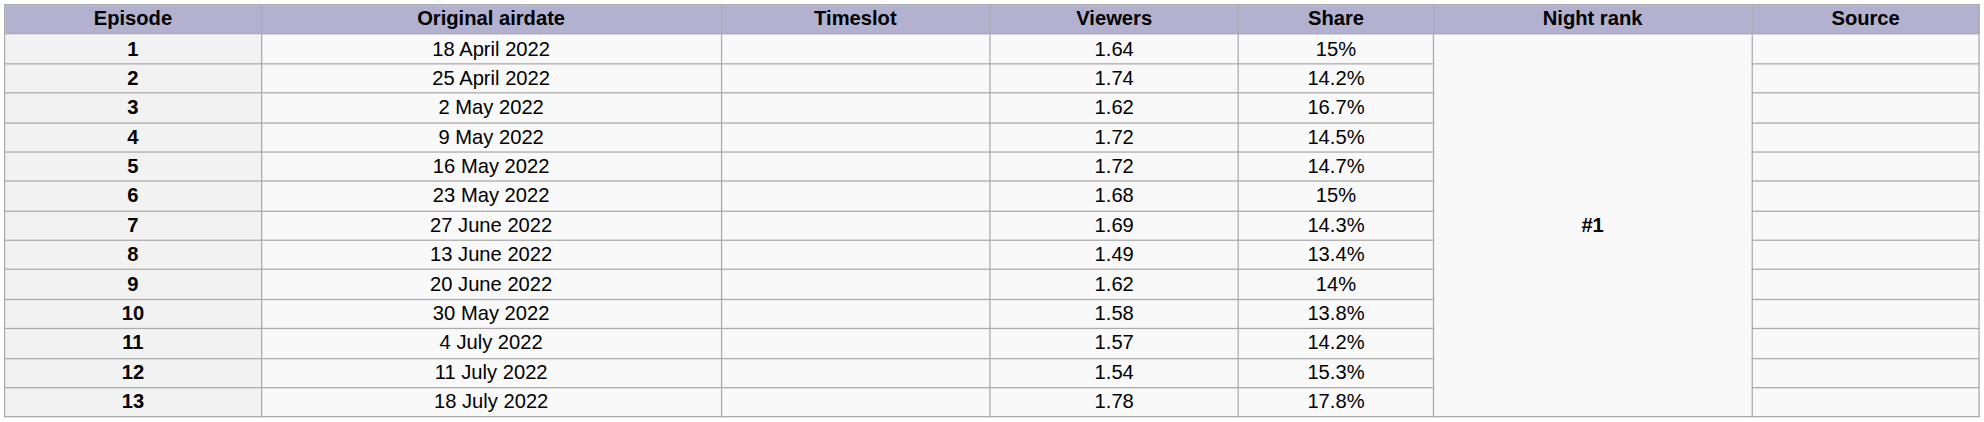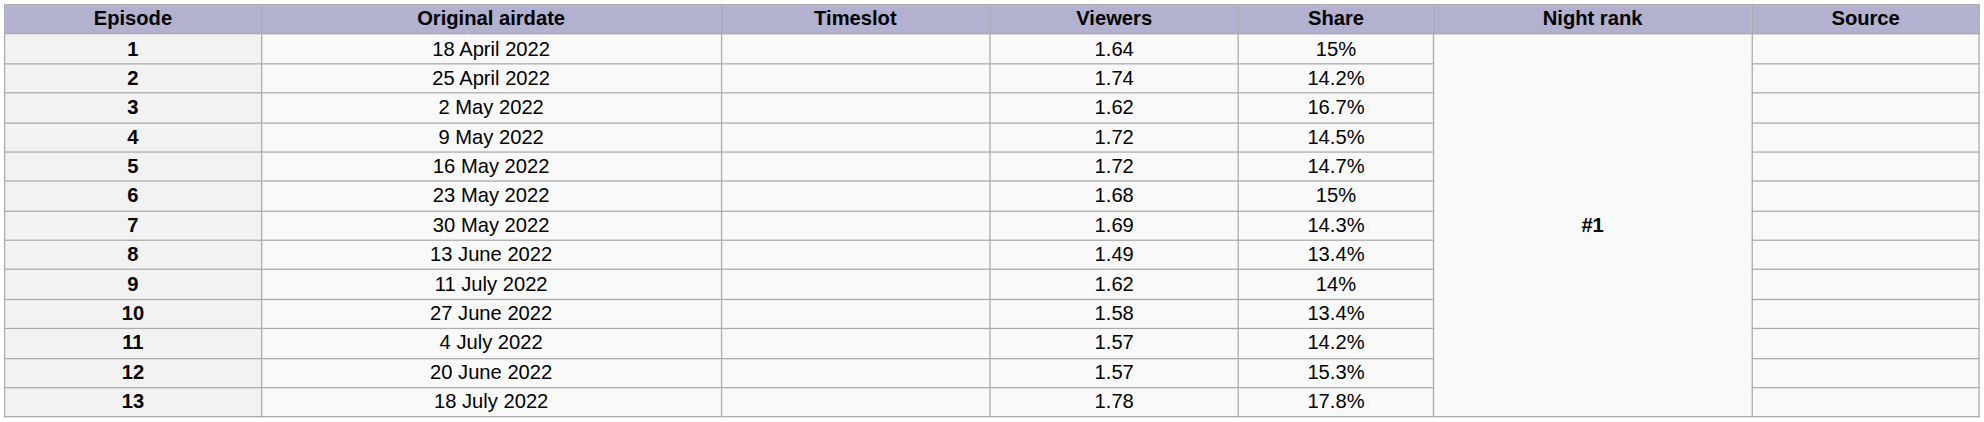(491, 225) 27 June 2022 -> (491, 225) 30 May 2022
(491, 284) 20 June 2022 -> (491, 284) 11 July 2022
(491, 313) 30 May 2022 -> (491, 313) 27 June 2022
(1336, 313) 13.8% -> (1336, 313) 13.4%
(491, 372) 11 July 2022 -> (491, 372) 20 June 2022
(1114, 372) 1.54 -> (1114, 372) 1.57
